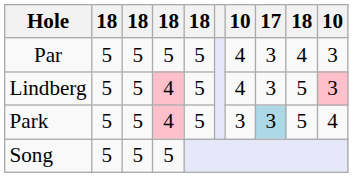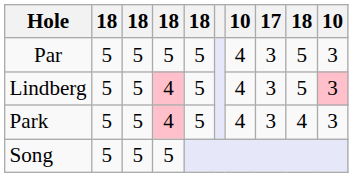(302, 54) 4 -> (302, 54) 5
(240, 121) 3 -> (240, 121) 4
(271, 121) lightblue background -> (271, 121) no background
(302, 121) 5 -> (302, 121) 4
(333, 121) 4 -> (333, 121) 3
